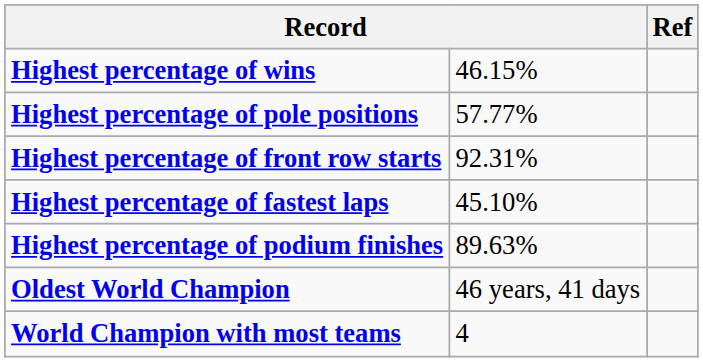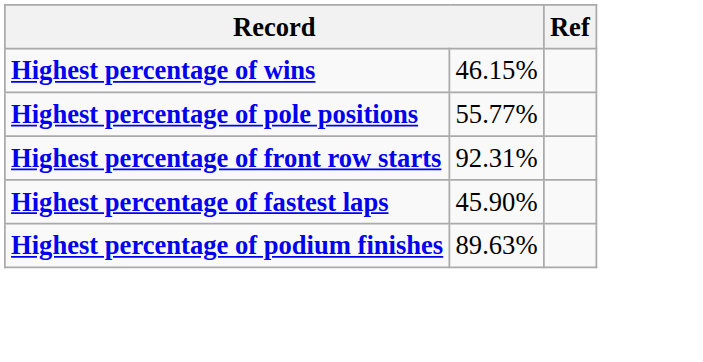(497, 114) 57.77% -> (497, 114) 55.77%
(497, 202) 45.10% -> (497, 202) 45.90%
- row: (150, 289)
- row: (206, 333)
